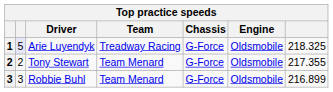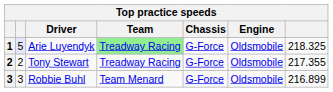(140, 46) no background -> (140, 46) lightgreen background
(132, 63) Team Menard -> (140, 63) Treadway Racing
